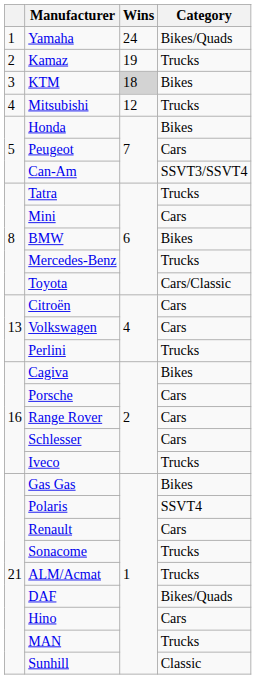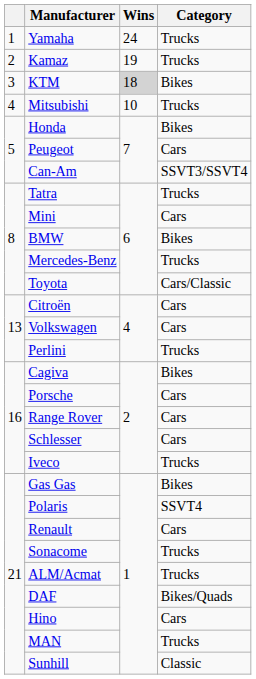(197, 37) Bikes/Quads -> (180, 37) Trucks
(130, 104) 12 -> (130, 104) 10
